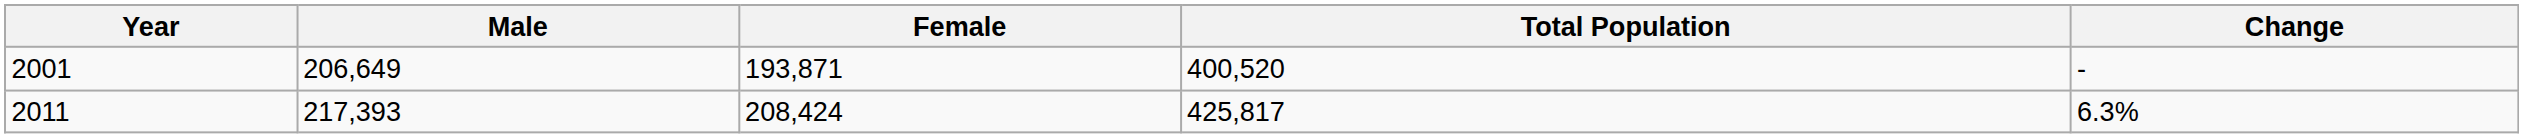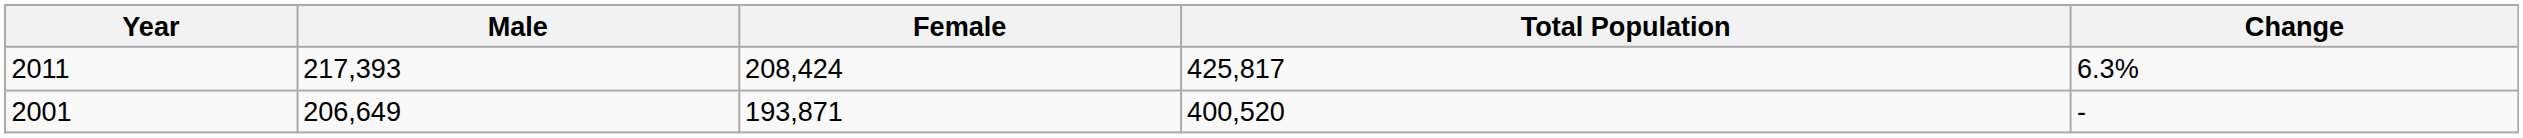rows swapped: (41, 69) <-> (40, 111)
